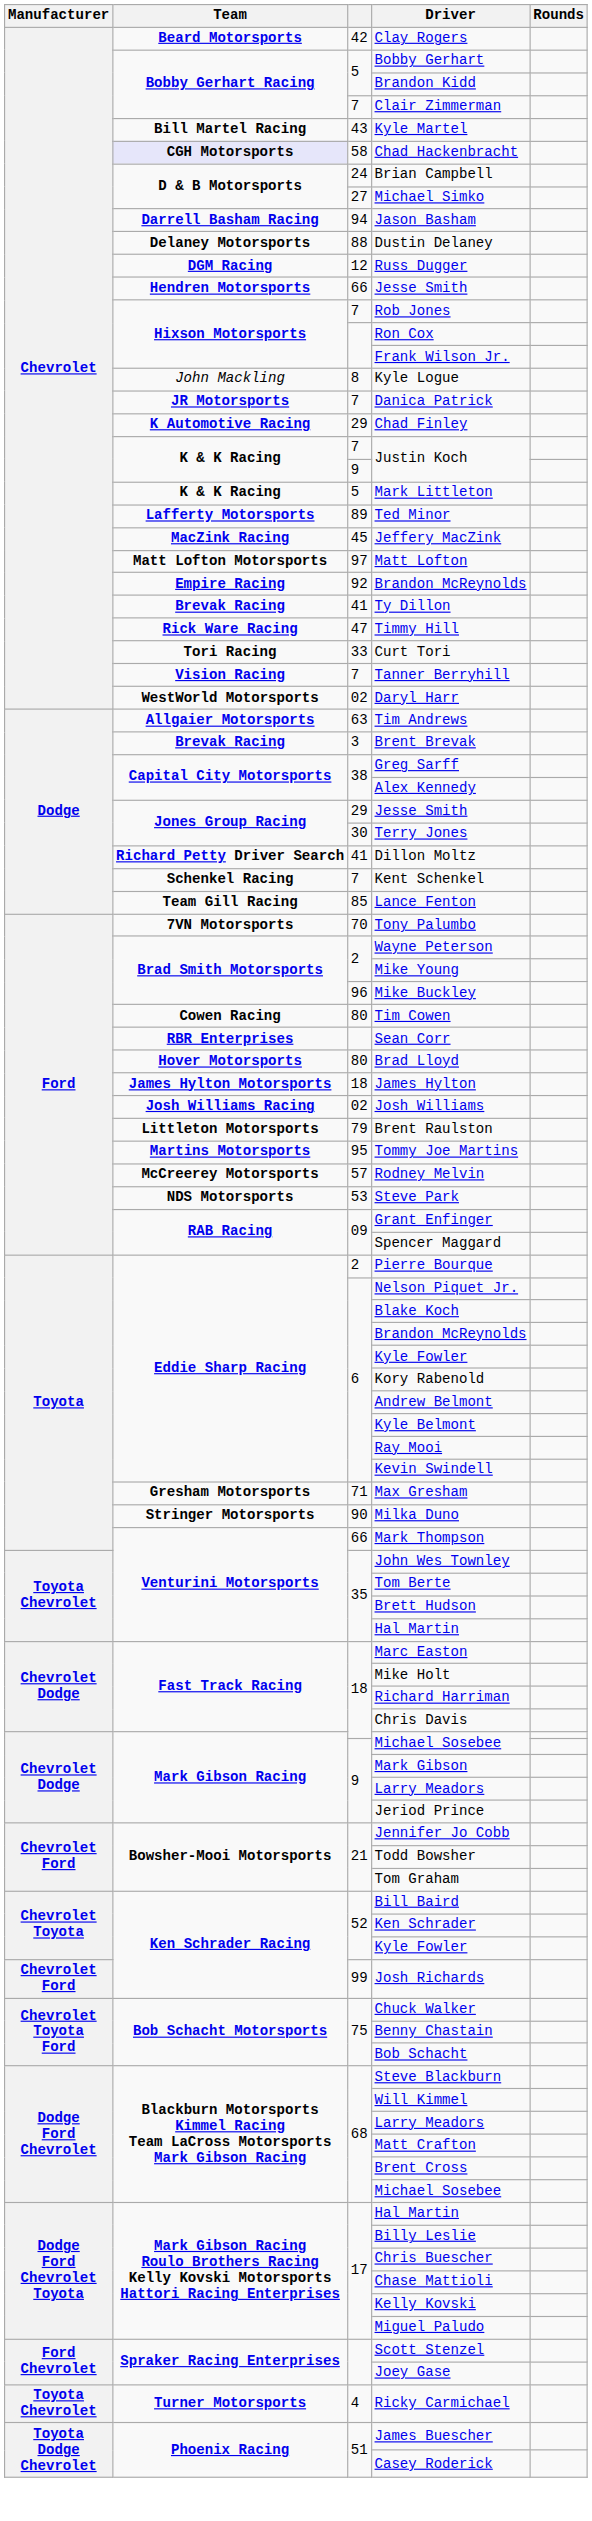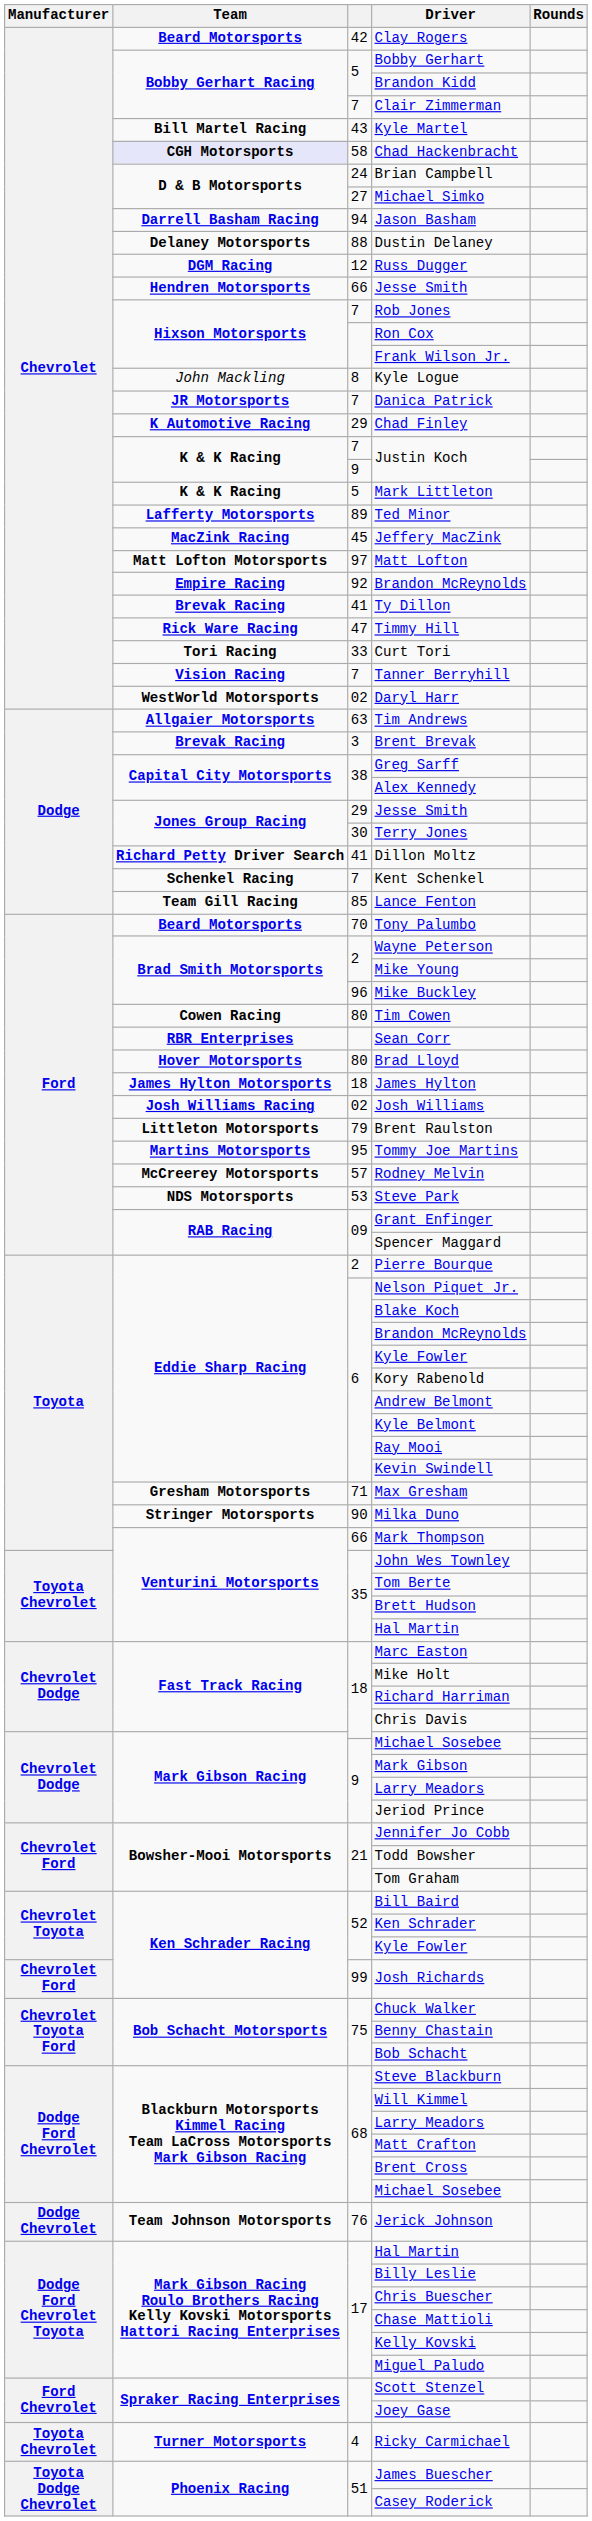(230, 925) 7VN Motorsports -> (230, 925) Beard Motorsports
+ row: (359, 2222)
